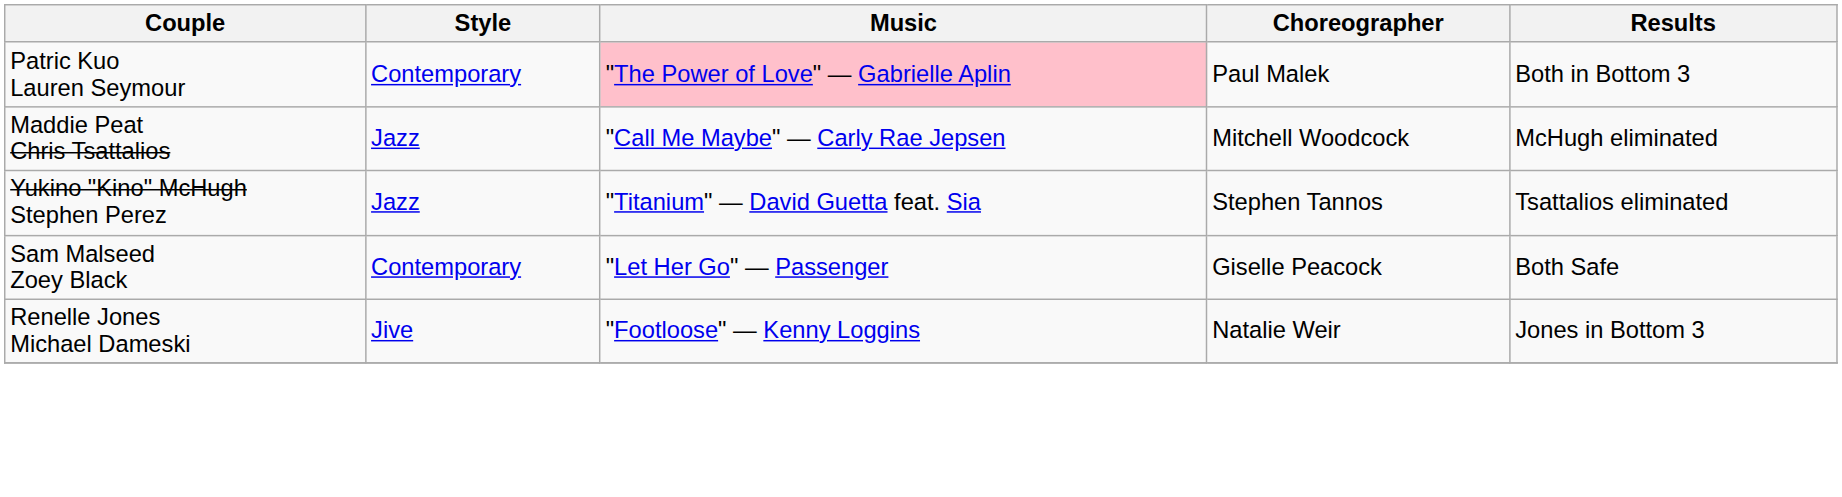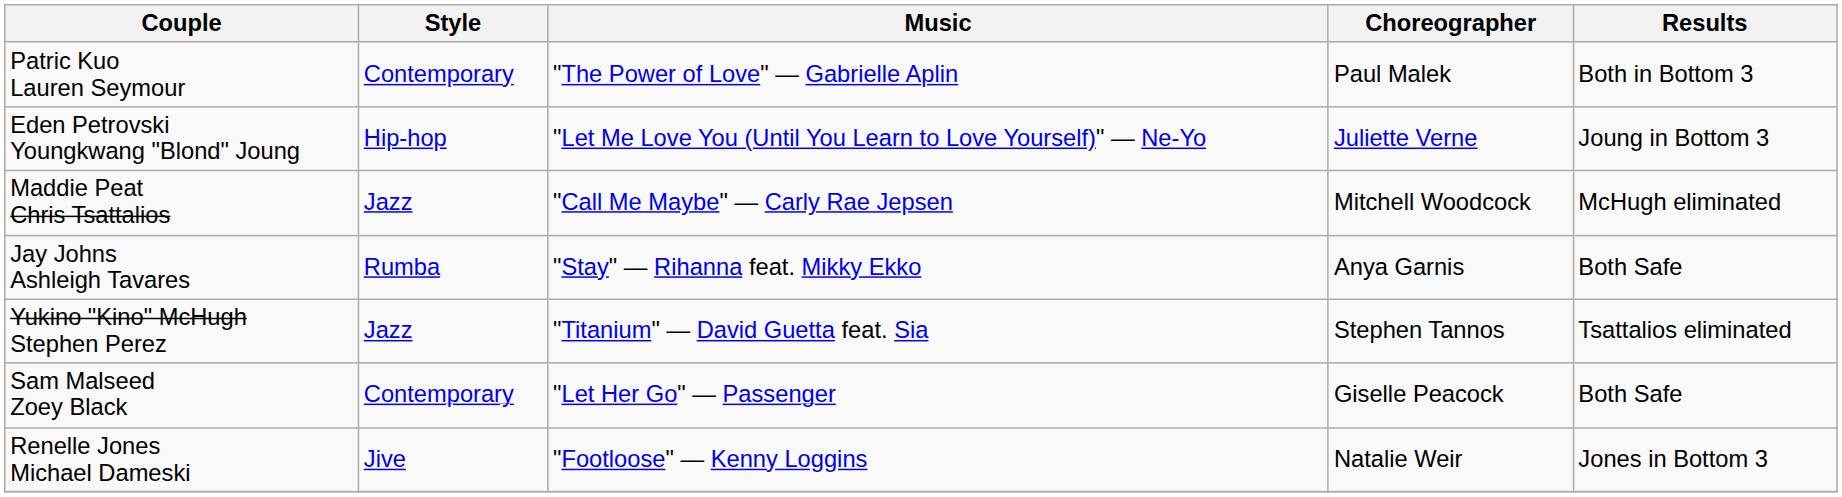(808, 74) pink background -> (756, 74) no background
+ row: (155, 138)
+ row: (100, 266)
